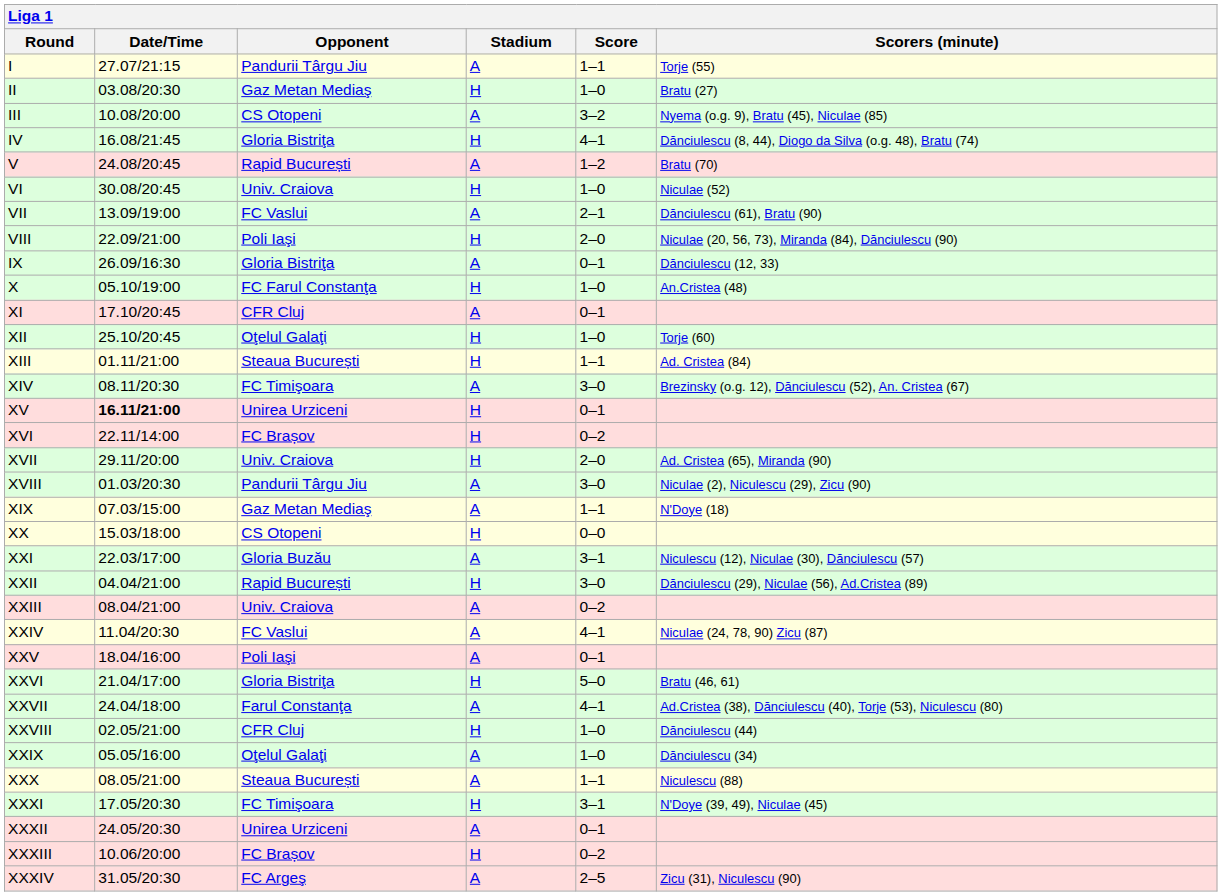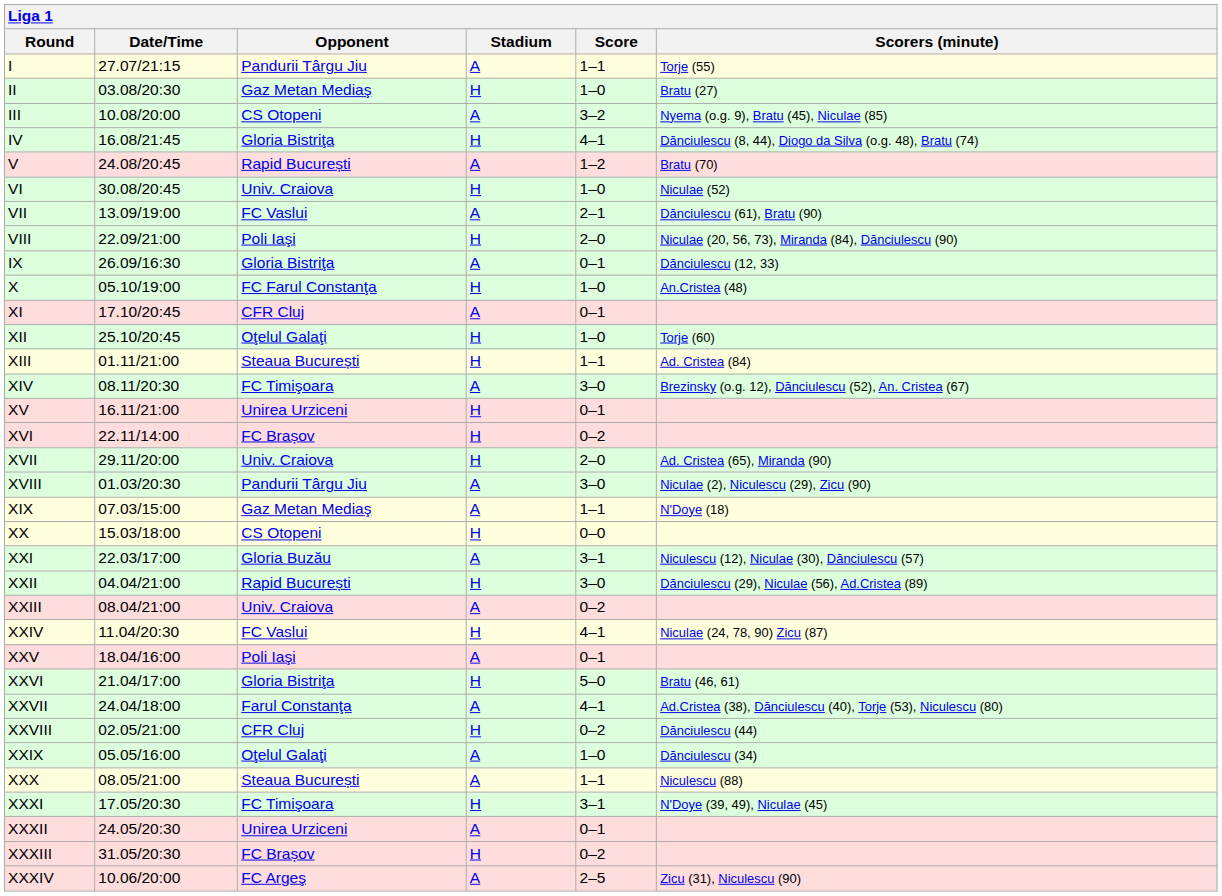(139, 410) bold -> (139, 410) normal
(475, 632) A -> (475, 632) H
(592, 730) 1–0 -> (592, 730) 0–2
(139, 853) 10.06/20:00 -> (139, 853) 31.05/20:30
(139, 878) 31.05/20:30 -> (139, 878) 10.06/20:00
